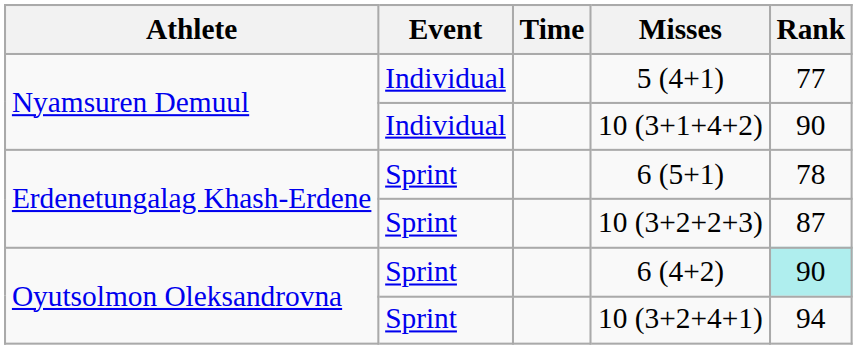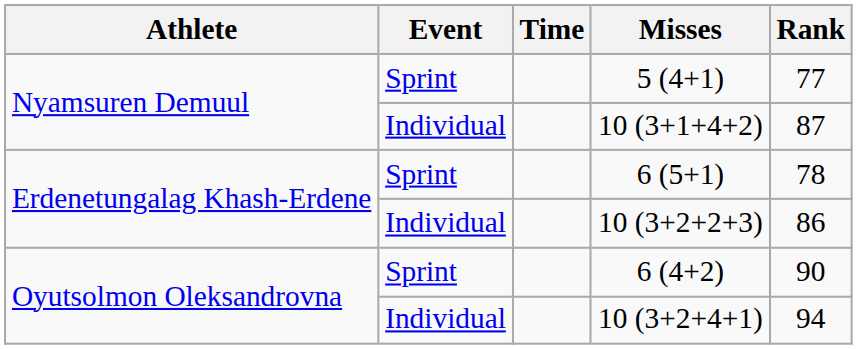(446, 77) Individual -> (421, 77) Sprint
(811, 126) 90 -> (811, 126) 87
(421, 222) Sprint -> (446, 222) Individual
(811, 222) 87 -> (811, 222) 86
(811, 271) paleturquoise background -> (811, 271) no background
(421, 319) Sprint -> (446, 319) Individual
